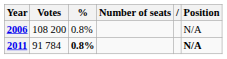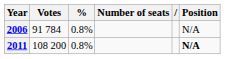(49, 29) 108 200 -> (47, 29) 91 784
(47, 45) 91 784 -> (49, 45) 108 200
(83, 45) bold -> (82, 45) normal
